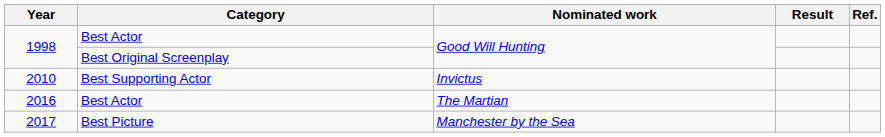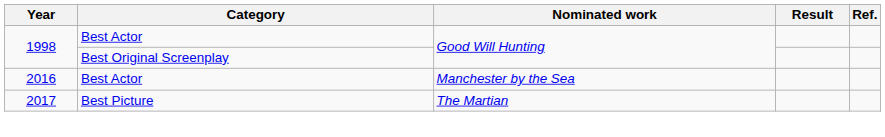- row: (41, 79)
(472, 100) The Martian -> (506, 79) Manchester by the Sea
(506, 121) Manchester by the Sea -> (472, 100) The Martian
